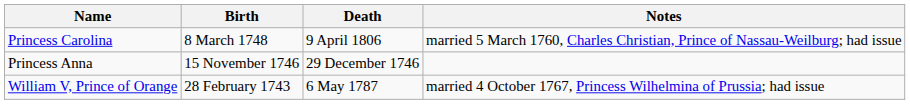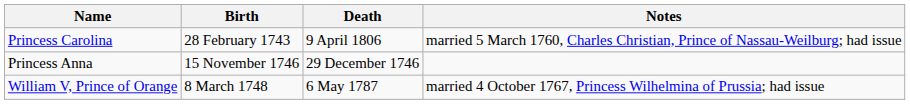(226, 39) 8 March 1748 -> (237, 39) 28 February 1743
(237, 87) 28 February 1743 -> (226, 87) 8 March 1748
